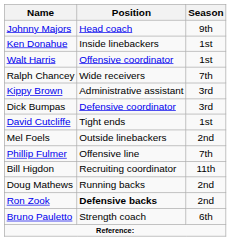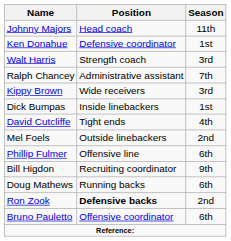(206, 28) 9th -> (206, 28) 11th
(119, 44) Inside linebackers -> (128, 44) Defensive coordinator
(126, 60) Offensive coordinator -> (113, 60) Strength coach
(206, 60) 1st -> (206, 60) 3rd
(112, 75) Wide receivers -> (131, 75) Administrative assistant
(131, 91) Administrative assistant -> (112, 91) Wide receivers
(128, 107) Defensive coordinator -> (119, 107) Inside linebackers
(206, 107) 3rd -> (206, 107) 1st
(206, 122) 1st -> (206, 122) 4th
(206, 154) 7th -> (206, 154) 6th
(206, 170) 11th -> (206, 170) 9th
(206, 185) 2nd -> (206, 185) 6th
(113, 217) Strength coach -> (126, 217) Offensive coordinator
